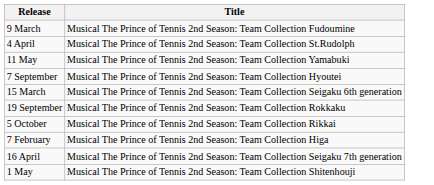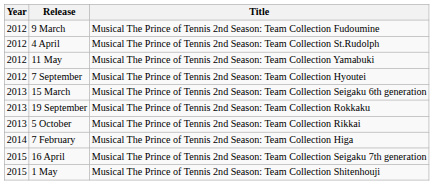+ column: (17, 12)
